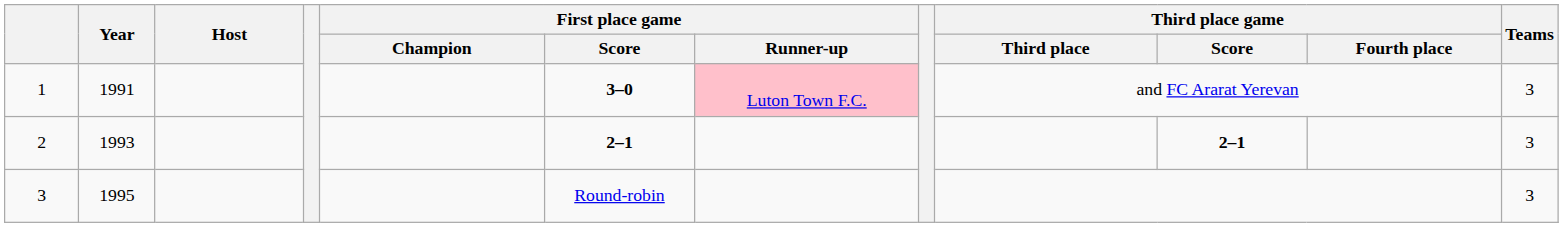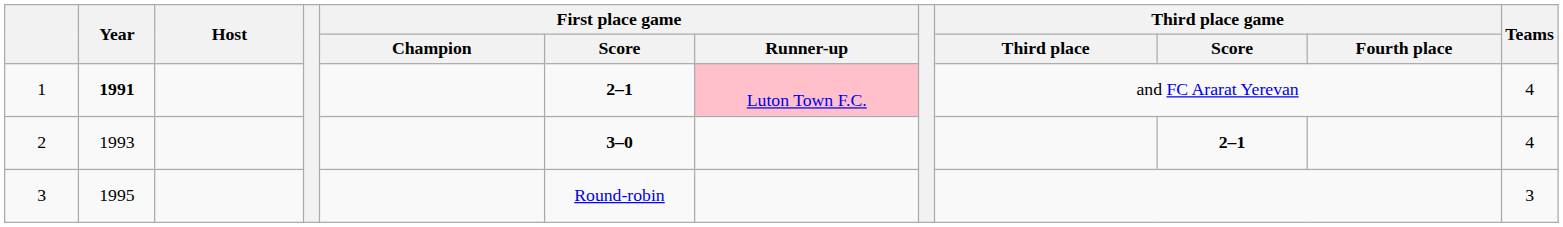(117, 89) normal -> (117, 89) bold
(619, 89) 3–0 -> (619, 89) 2–1
(1530, 89) 3 -> (1530, 89) 4
(619, 142) 2–1 -> (619, 142) 3–0
(1530, 142) 3 -> (1530, 142) 4
